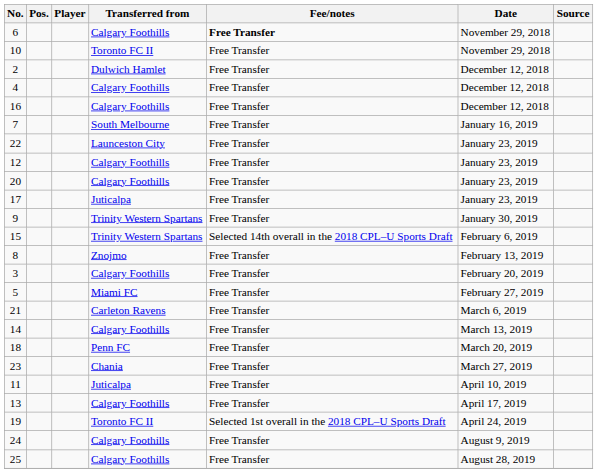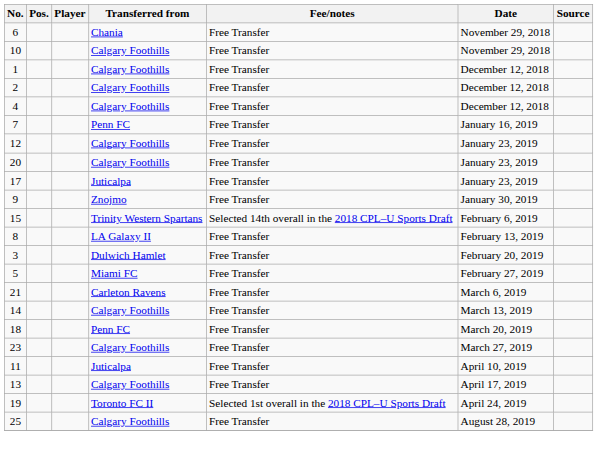(130, 32) Calgary Foothills -> (107, 32) Chania
(242, 32) bold -> (239, 32) normal
(122, 51) Toronto FC II -> (130, 51) Calgary Foothills
+ row: (15, 69)
(128, 69) Dulwich Hamlet -> (130, 88) Calgary Foothills
- row: (15, 106)
(130, 125) South Melbourne -> (111, 125) Penn FC
- row: (15, 143)
(147, 217) Trinity Western Spartans -> (109, 199) Znojmo
(109, 255) Znojmo -> (121, 236) LA Galaxy II
(130, 273) Calgary Foothills -> (128, 255) Dulwich Hamlet
(107, 366) Chania -> (130, 347) Calgary Foothills
- row: (15, 440)
